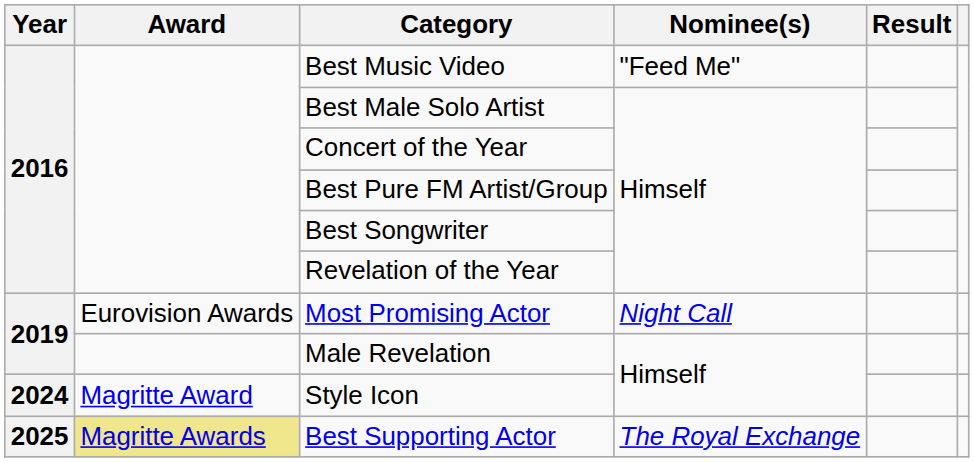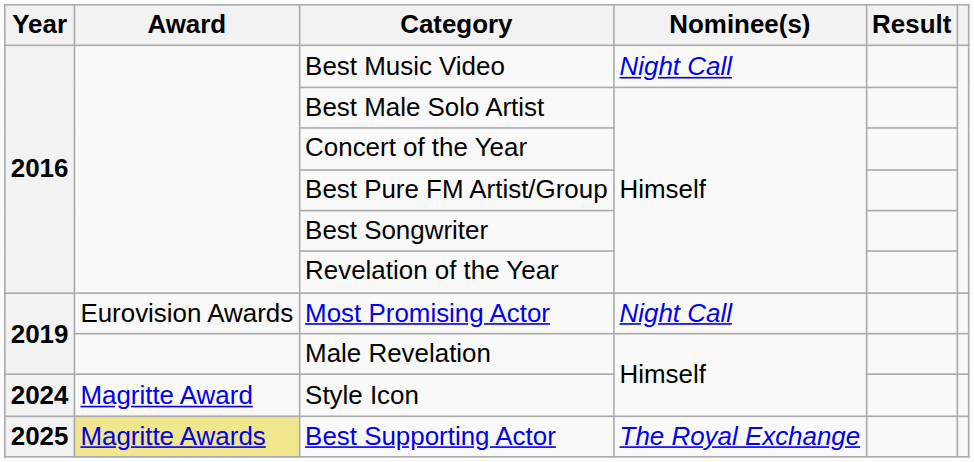(680, 66) "Feed Me" -> (676, 66) Night Call
